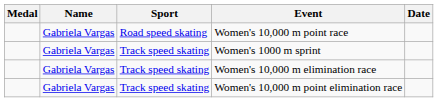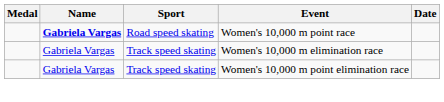(79, 32) normal -> (82, 32) bold
- row: (268, 51)
